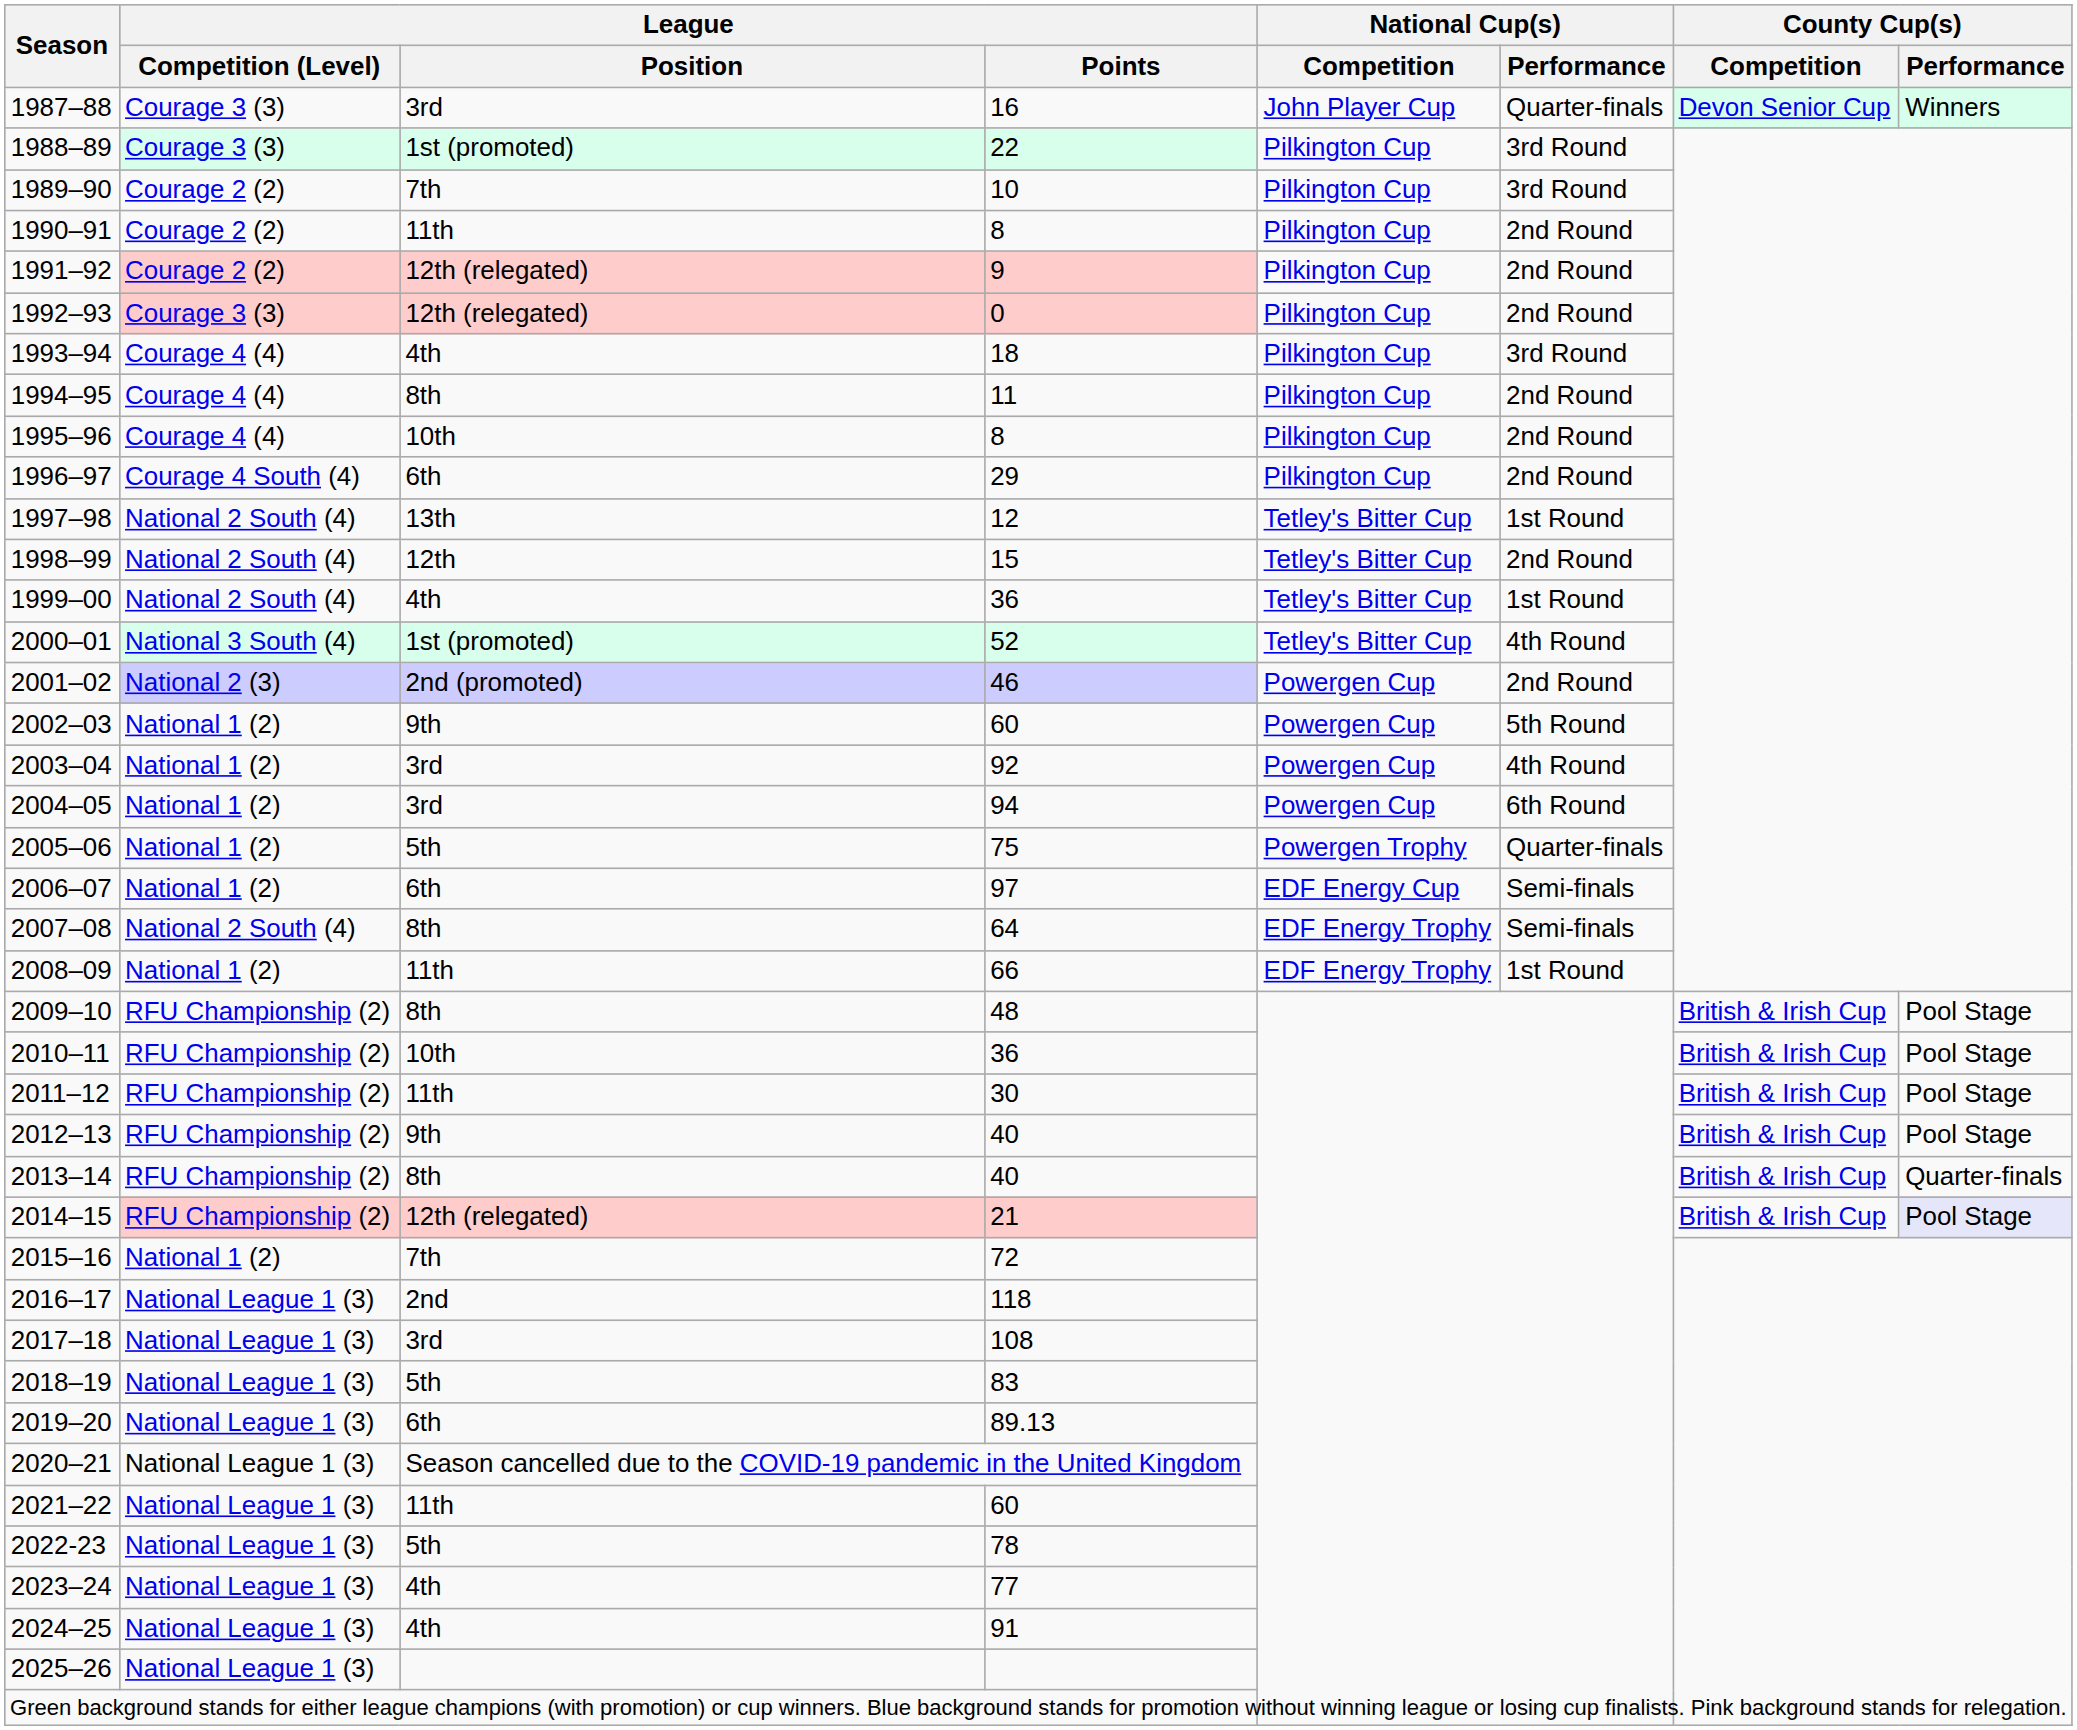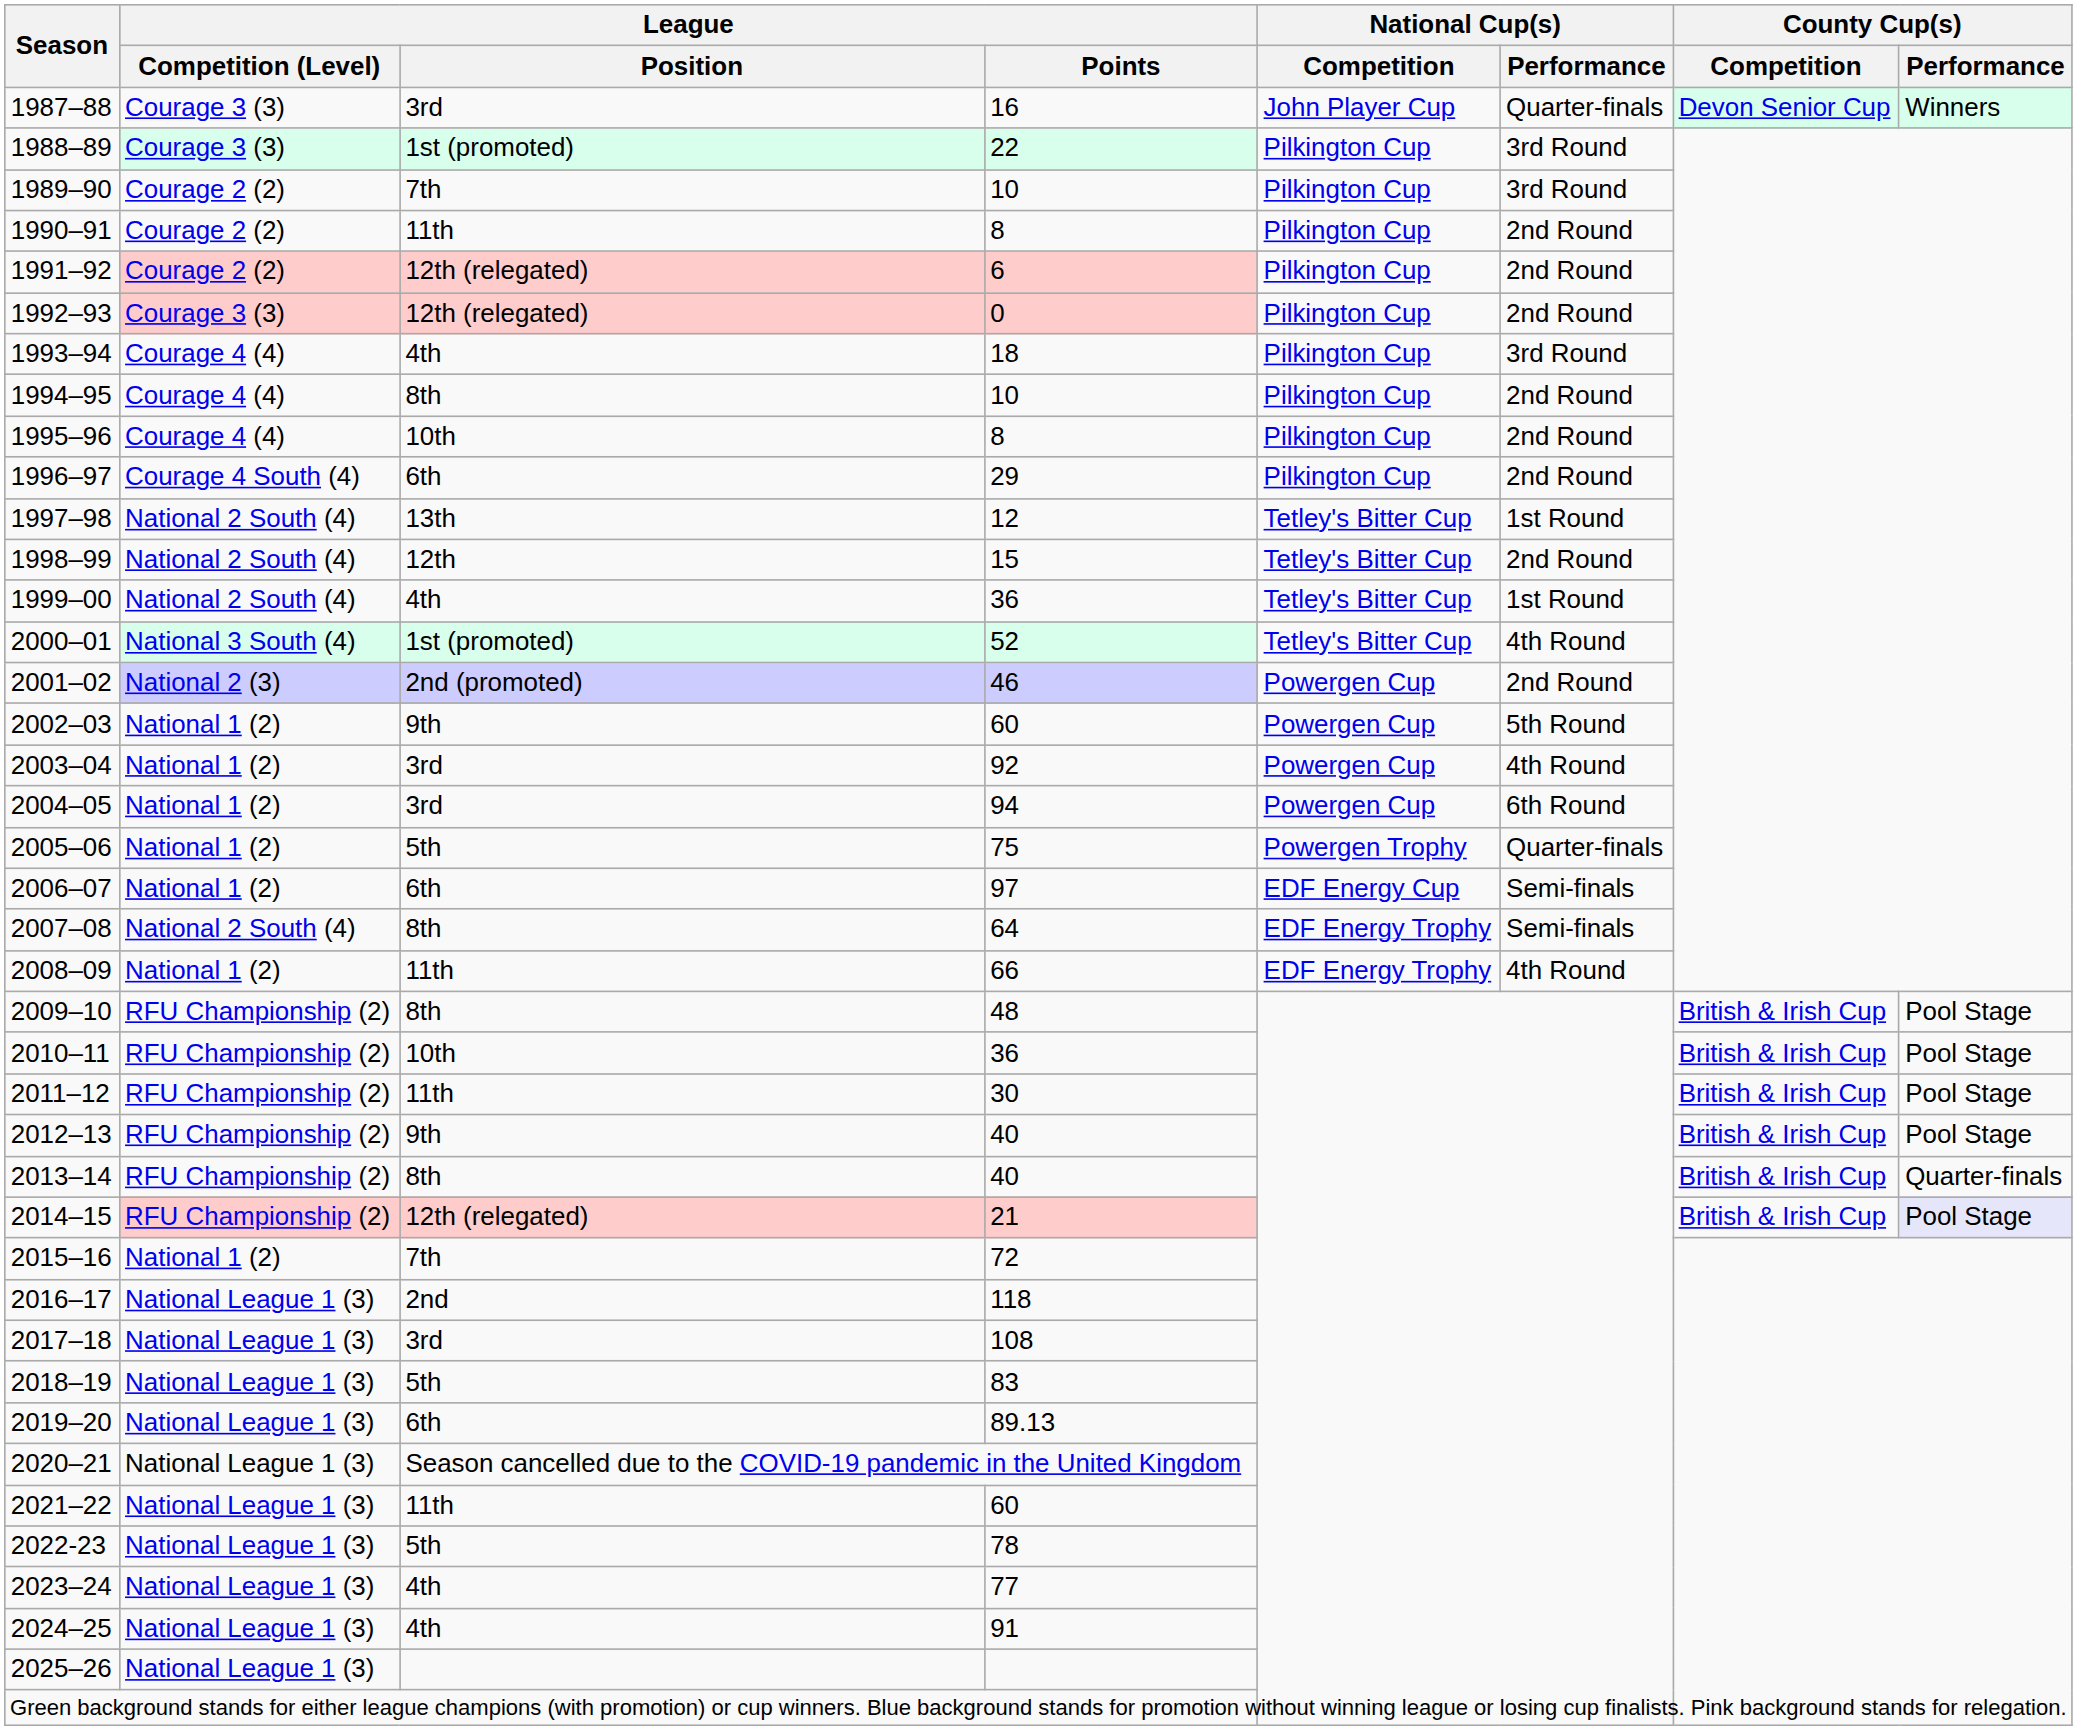(997, 271) 9 -> (997, 271) 6
(1004, 395) 11 -> (1005, 395) 10
(1565, 970) 1st Round -> (1566, 970) 4th Round
